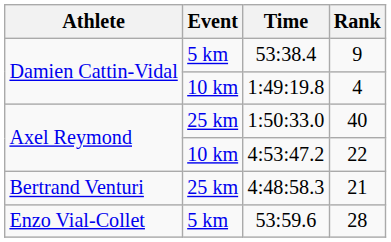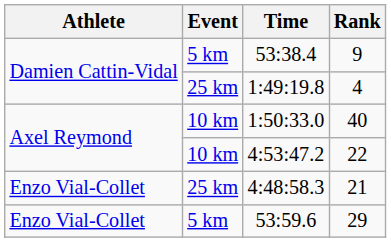(213, 88) 10 km -> (213, 88) 25 km
(213, 121) 25 km -> (213, 121) 10 km
(77, 187) Bertrand Venturi -> (77, 187) Enzo Vial-Collet
(357, 221) 28 -> (357, 221) 29
